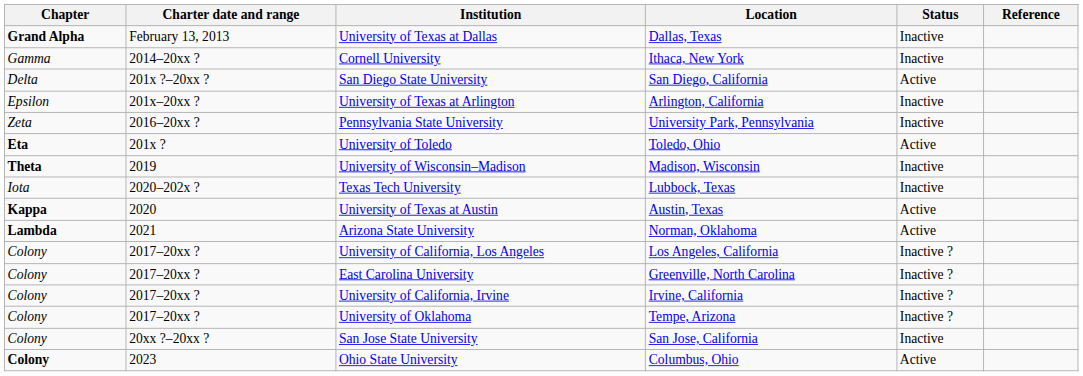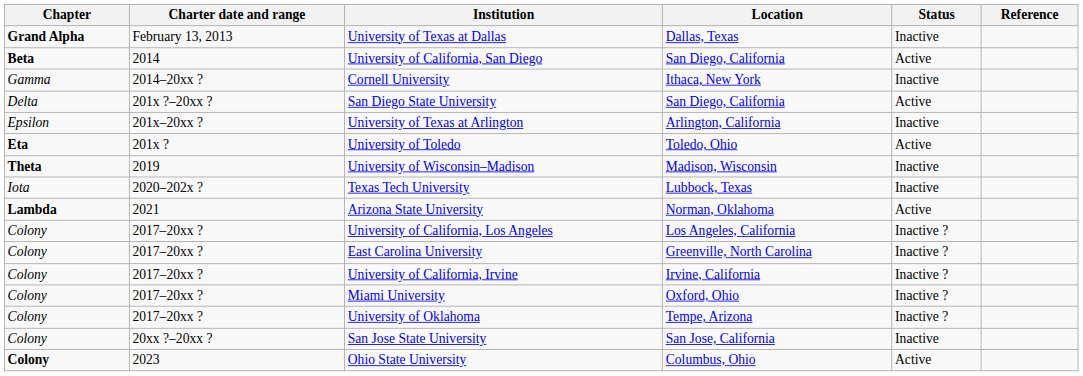+ row: (445, 58)
- row: (421, 123)
- row: (418, 209)
+ row: (396, 295)
